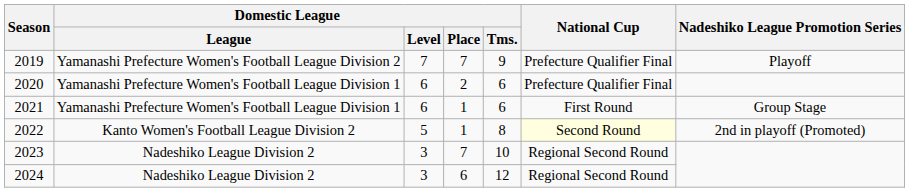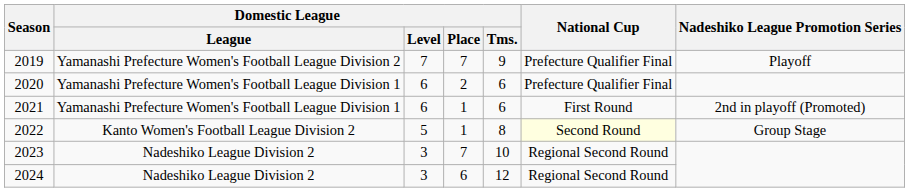(790, 107) Group Stage -> (790, 107) 2nd in playoff (Promoted)
(790, 130) 2nd in playoff (Promoted) -> (790, 130) Group Stage
